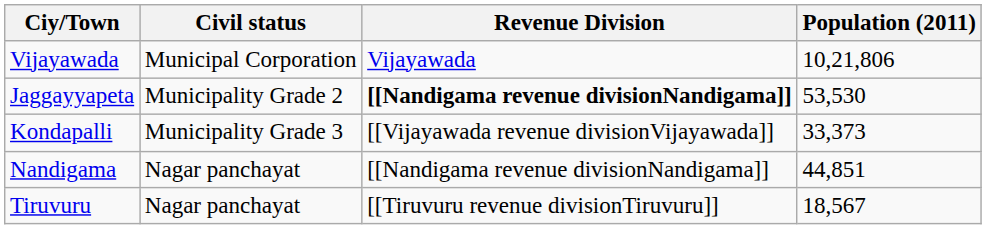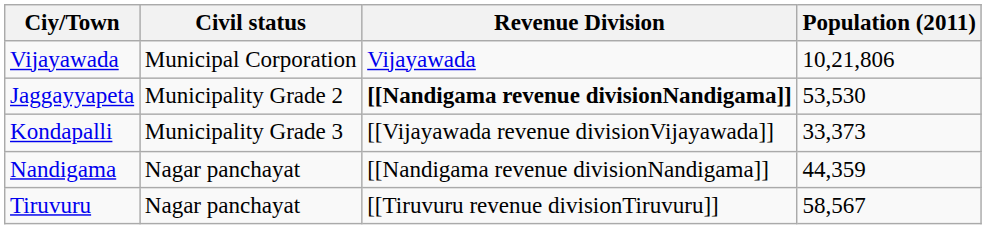(834, 168) 44,851 -> (834, 168) 44,359
(834, 205) 18,567 -> (834, 205) 58,567
